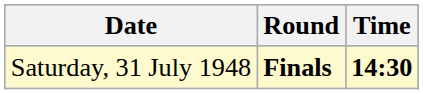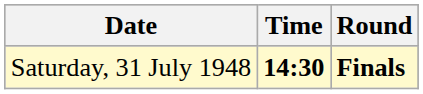columns swapped: (382, 25) <-> (301, 25)
